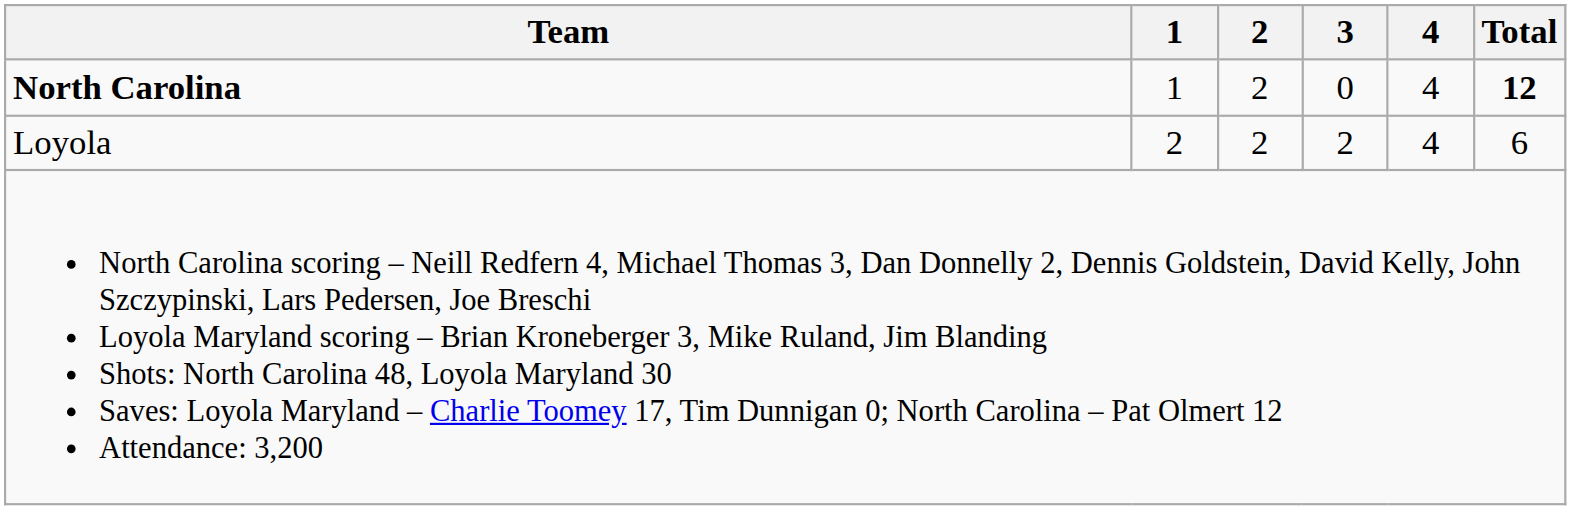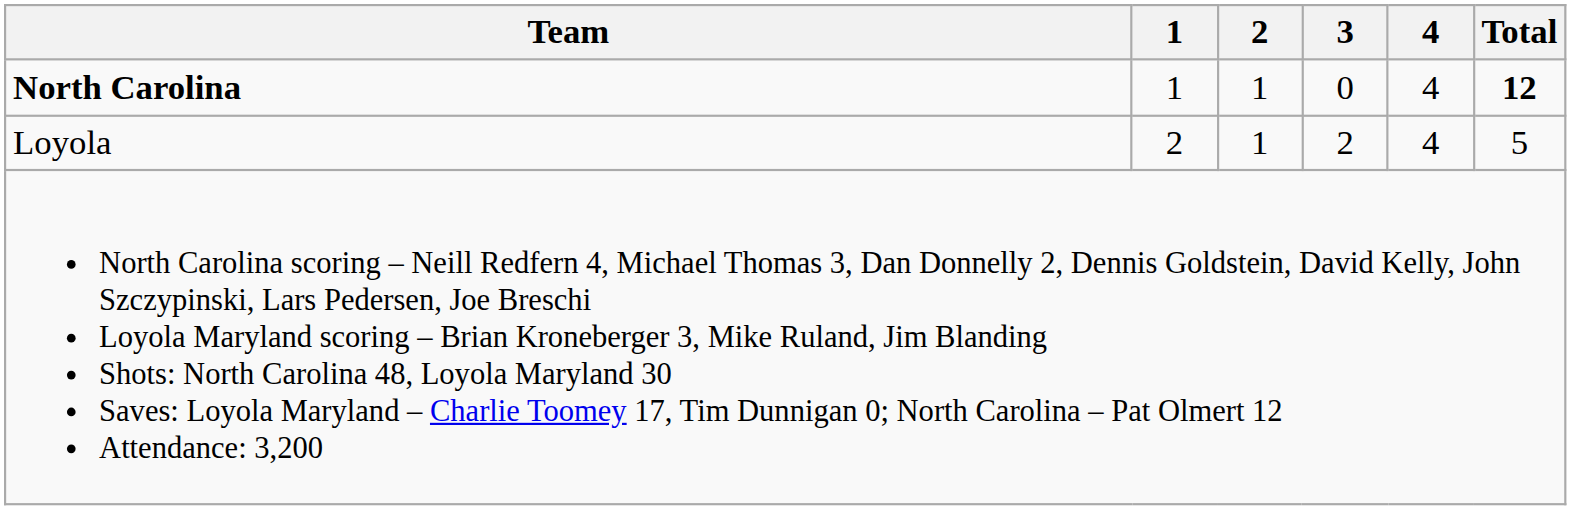(1260, 87) 2 -> (1260, 87) 1
(1260, 142) 2 -> (1260, 142) 1
(1519, 142) 6 -> (1519, 142) 5
